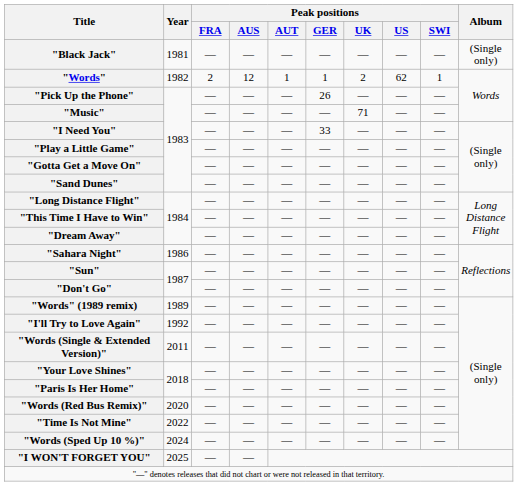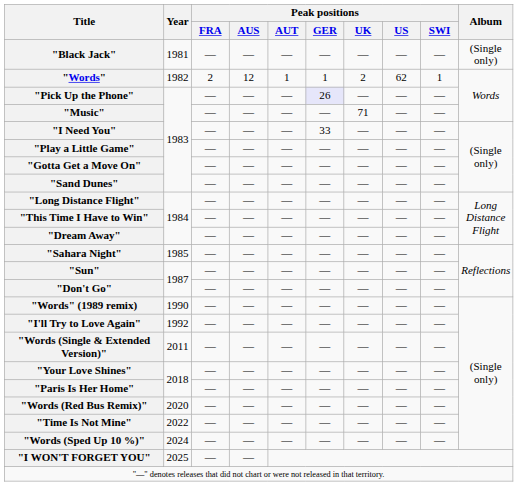(325, 95) no background -> (325, 95) lavender background
(178, 253) 1986 -> (178, 253) 1985
(178, 305) 1989 -> (178, 305) 1990
